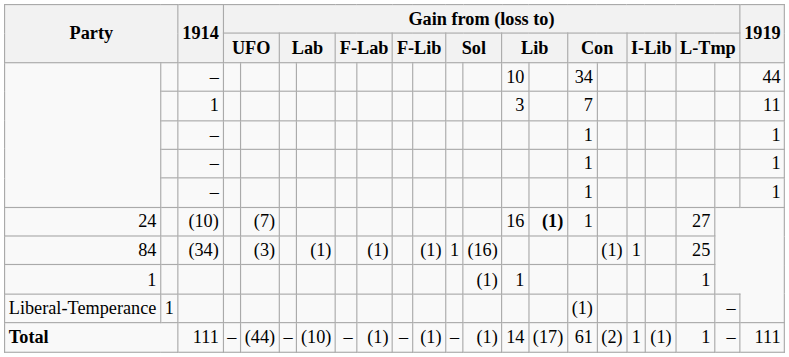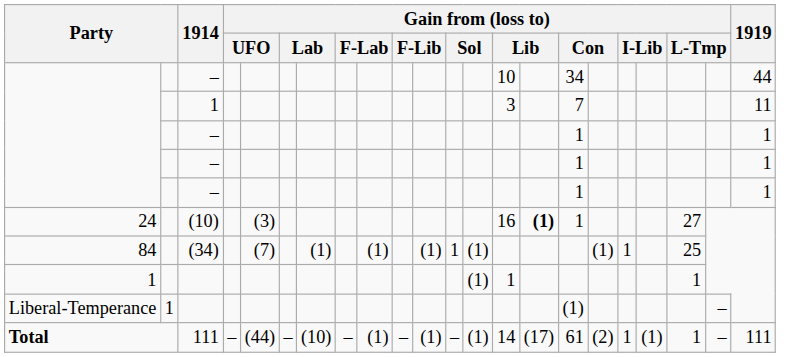(264, 221) (7) -> (264, 221) (3)
(264, 250) (3) -> (264, 250) (7)
(483, 250) (16) -> (478, 250) (1)
